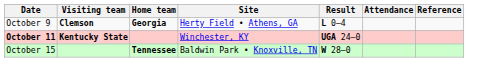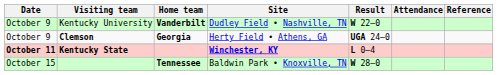+ row: (106, 24)
(333, 24) L 0–4 -> (370, 38) UGA 24–0
(214, 38) normal -> (244, 51) bold
(341, 38) UGA 24–0 -> (363, 51) L 0–4
